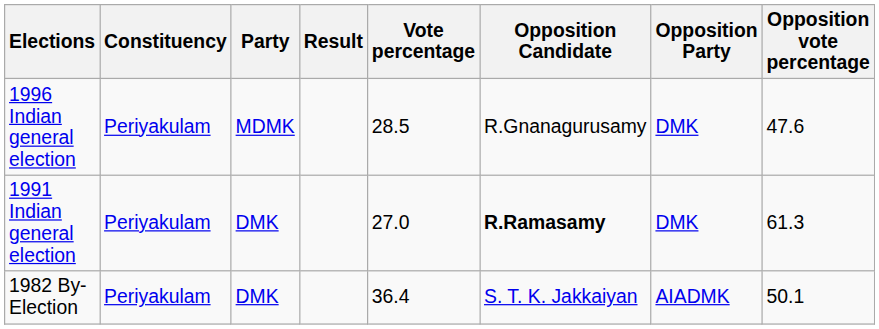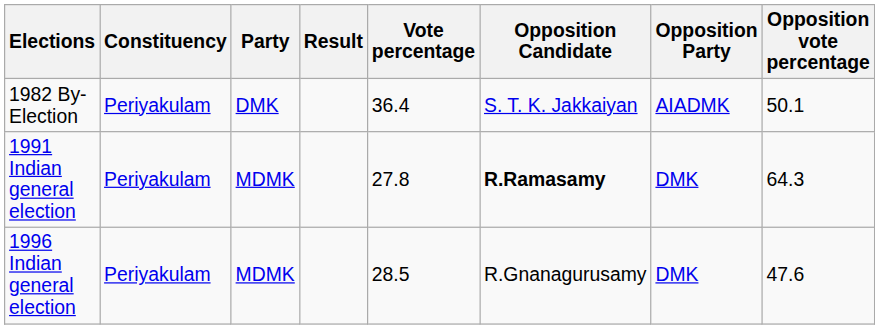rows swapped: (48, 297) <-> (42, 126)
(257, 222) DMK -> (265, 179) MDMK
(391, 222) 27.0 -> (391, 179) 27.8
(785, 222) 61.3 -> (785, 179) 64.3
